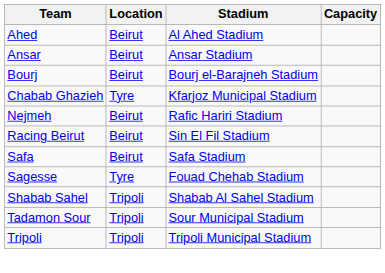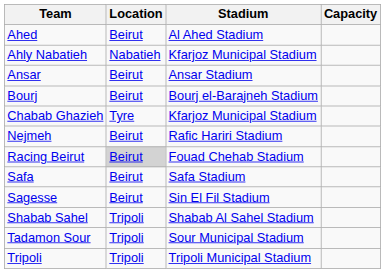+ row: (47, 55)
(126, 136) no background -> (126, 156) lightgrey background
(219, 136) Sin El Fil Stadium -> (236, 156) Fouad Chehab Stadium
(122, 177) Tyre -> (126, 197) Beirut
(236, 177) Fouad Chehab Stadium -> (219, 197) Sin El Fil Stadium
